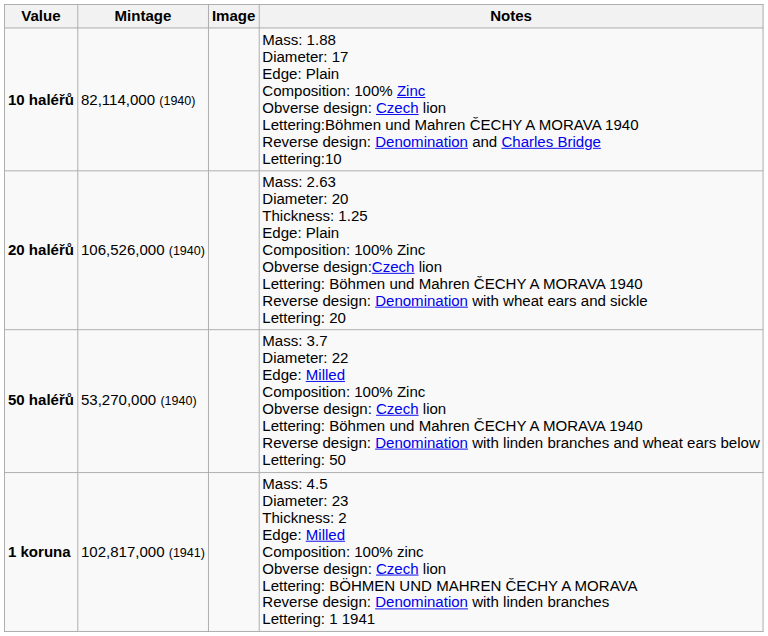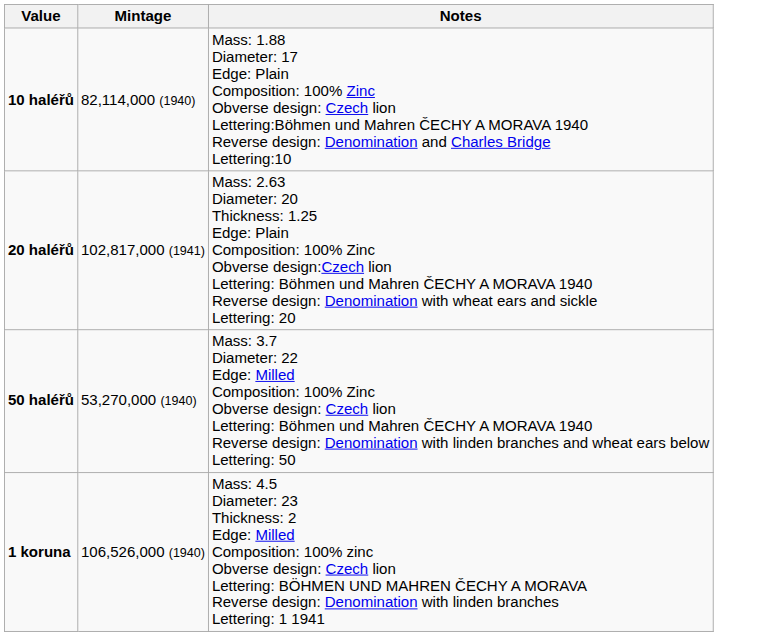- column: (234, 16)
(143, 250) 106,526,000 (1940) -> (143, 250) 102,817,000 (1941)
(143, 551) 102,817,000 (1941) -> (143, 551) 106,526,000 (1940)
